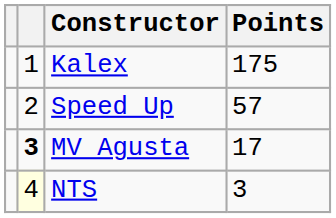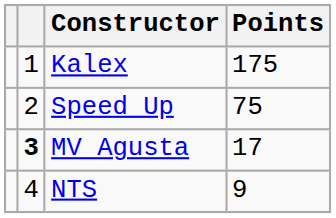(247, 109) 57 -> (247, 109) 75
(31, 191) lightyellow background -> (31, 191) no background
(240, 191) 3 -> (240, 191) 9
